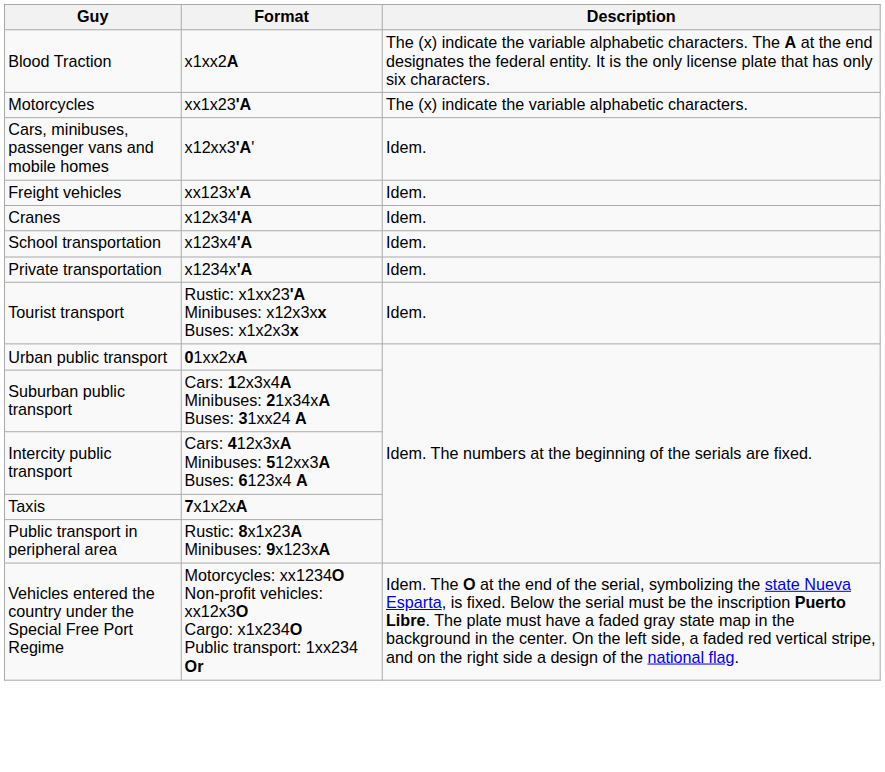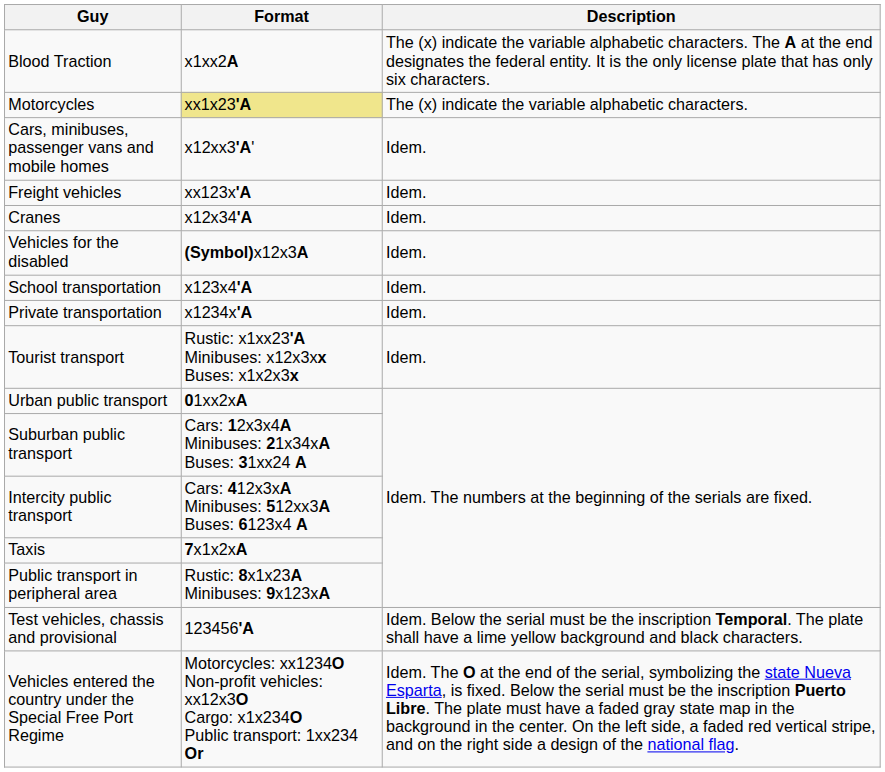(218, 104) no background -> (218, 104) khaki background
+ row: (63, 252)
+ row: (86, 628)
